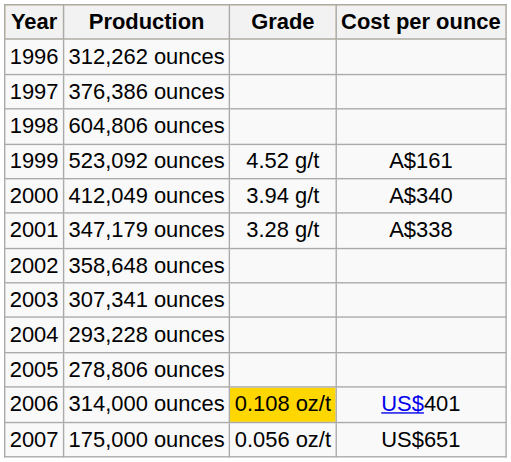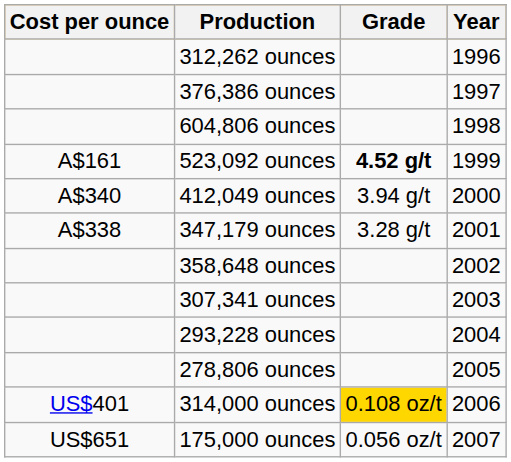columns swapped: (34, 21) <-> (421, 21)
(283, 160) normal -> (394, 160) bold
